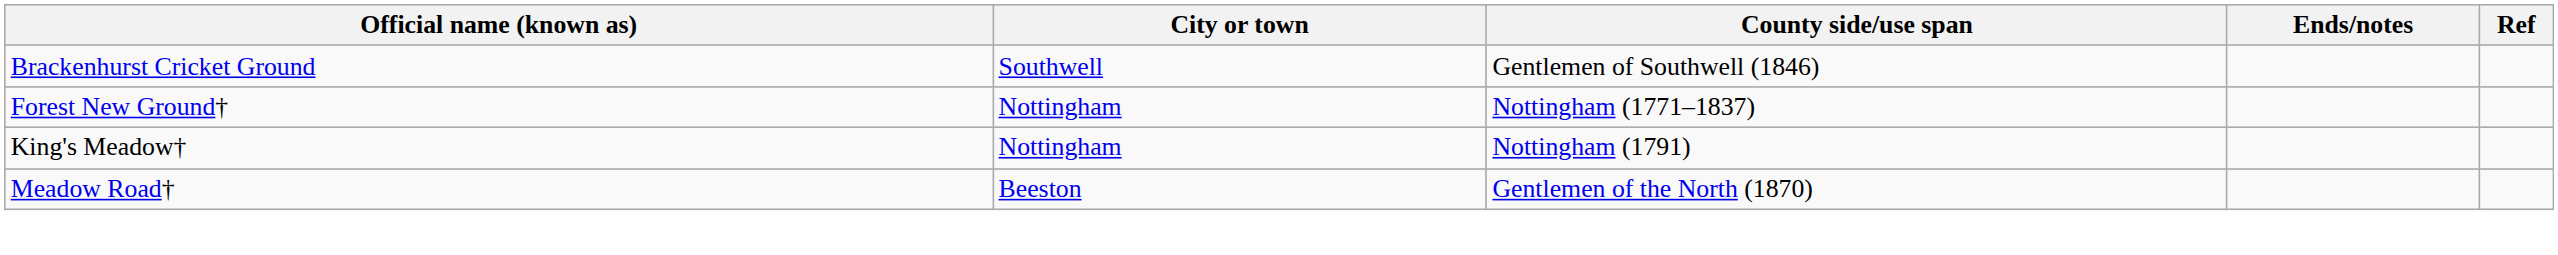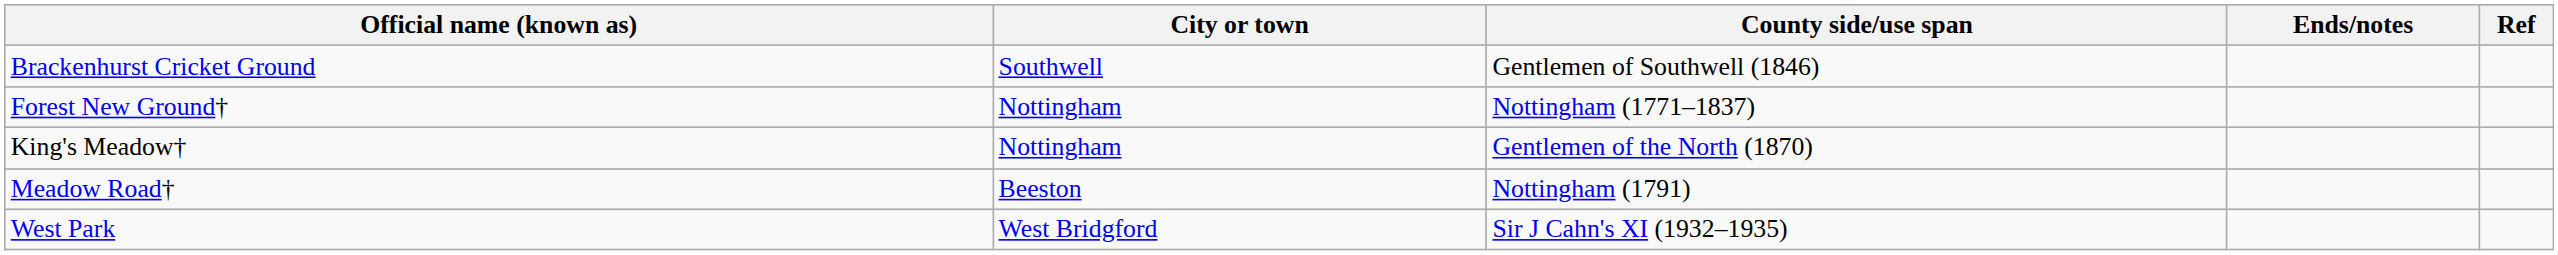(1592, 147) Nottingham (1791) -> (1653, 147) Gentlemen of the North (1870)
(1653, 188) Gentlemen of the North (1870) -> (1592, 188) Nottingham (1791)
+ row: (63, 229)
